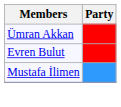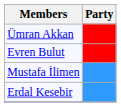+ row: (40, 92)
